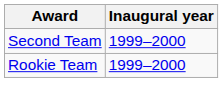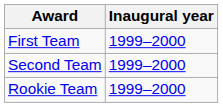+ row: (44, 41)
